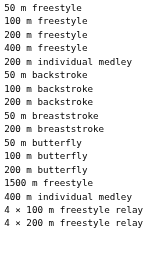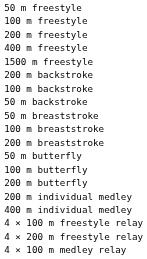rows swapped: (49, 183) <-> (68, 61)
rows swapped: (46, 75) <-> (49, 102)
+ row: (54, 129)
+ row: (65, 250)
